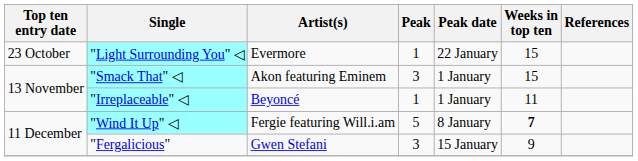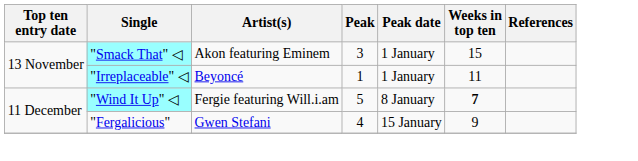- row: (167, 54)
(416, 145) 3 -> (360, 122) 4
